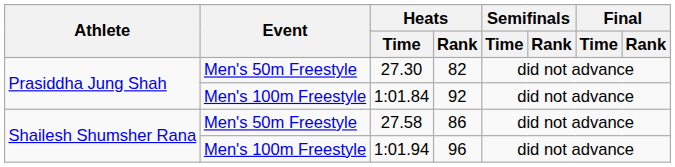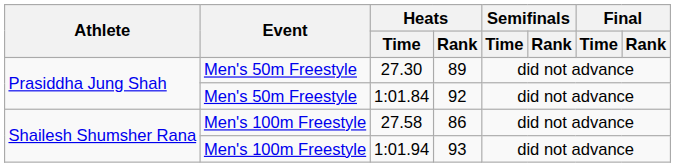(457, 70) 82 -> (457, 70) 89
(285, 97) Men's 100m Freestyle -> (280, 97) Men's 50m Freestyle
(280, 123) Men's 50m Freestyle -> (285, 123) Men's 100m Freestyle
(457, 149) 96 -> (457, 149) 93
